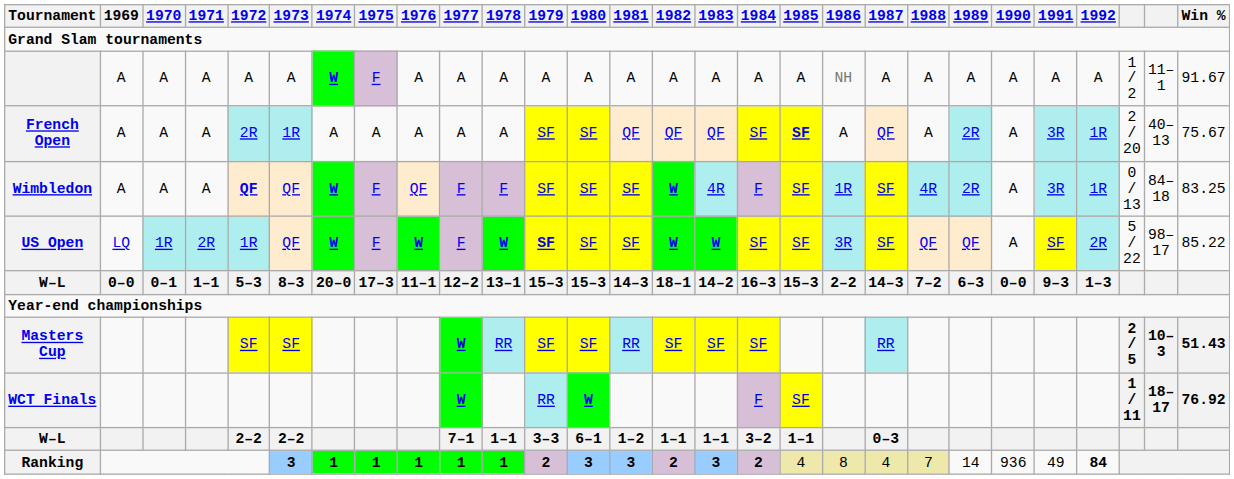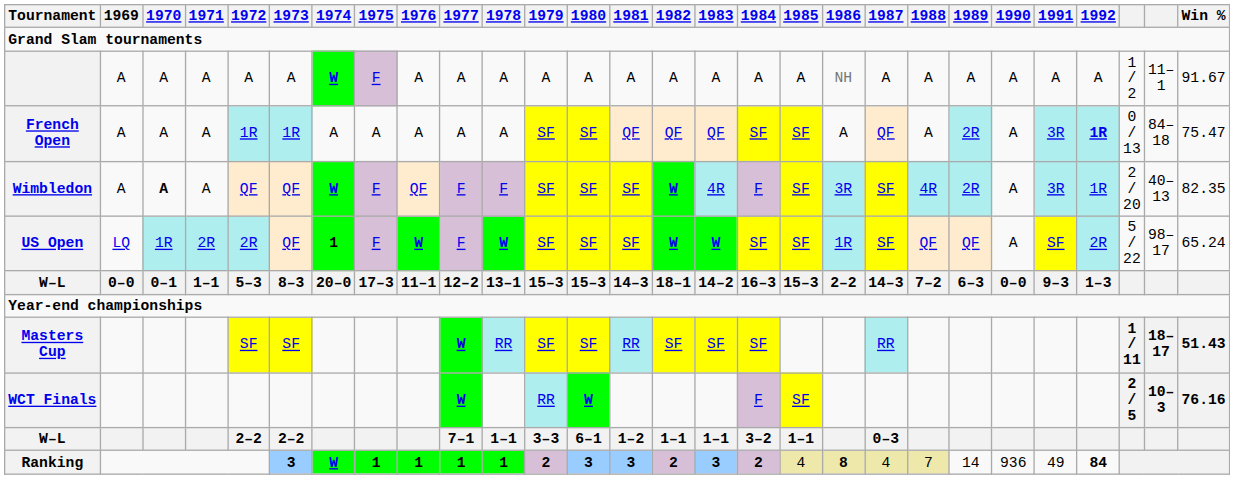(249, 134) 2R -> (249, 134) 1R
(801, 134) bold -> (801, 134) normal
(1098, 134) normal -> (1098, 134) bold
(1132, 134) 2 / 20 -> (1132, 134) 0 / 13
(1161, 134) 40–13 -> (1161, 134) 84–18
(1204, 134) 75.67 -> (1204, 134) 75.47
(164, 189) normal -> (164, 189) bold
(249, 189) bold -> (249, 189) normal
(843, 189) 1R -> (843, 189) 3R
(1132, 189) 0 / 13 -> (1132, 189) 2 / 20
(1161, 189) 84–18 -> (1161, 189) 40–13
(1204, 189) 83.25 -> (1204, 189) 82.35
(249, 244) 1R -> (249, 244) 2R
(334, 244) W -> (334, 244) 1
(546, 244) bold -> (546, 244) normal
(843, 244) 3R -> (843, 244) 1R
(1204, 244) 85.22 -> (1204, 244) 65.24
(1132, 345) 2 / 5 -> (1132, 345) 1 / 11
(1161, 345) 10–3 -> (1161, 345) 18–17
(1132, 400) 1 / 11 -> (1132, 400) 2 / 5
(1161, 400) 18–17 -> (1161, 400) 10–3
(1204, 400) 76.92 -> (1204, 400) 76.16
(334, 462) 1 -> (334, 462) W
(843, 462) normal -> (843, 462) bold
